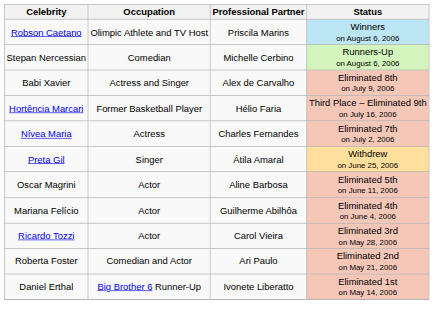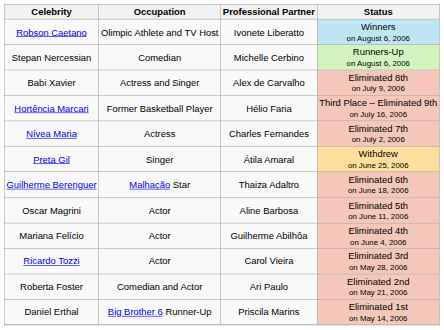(258, 32) Priscila Marins -> (269, 32) Ivonete Liberatto
+ row: (52, 185)
(258, 287) Ivonete Liberatto -> (269, 312) Priscila Marins
